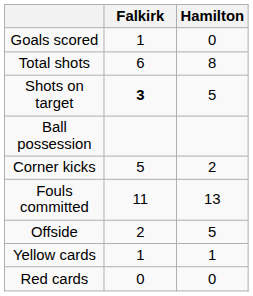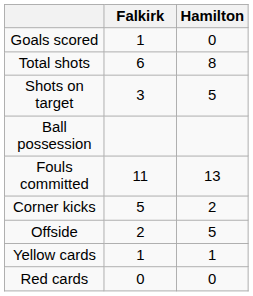(140, 95) bold -> (140, 95) normal
rows swapped: (54, 167) <-> (54, 199)
